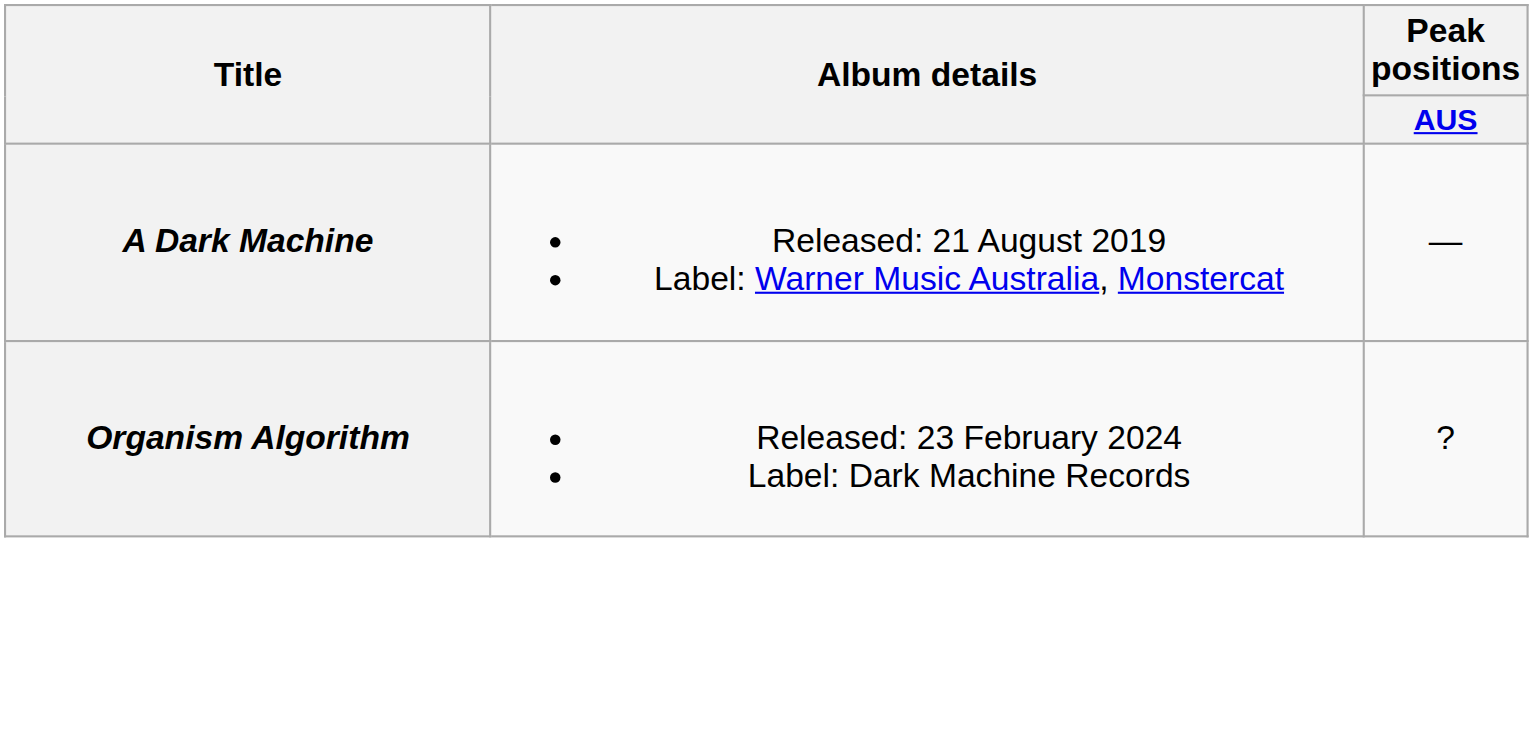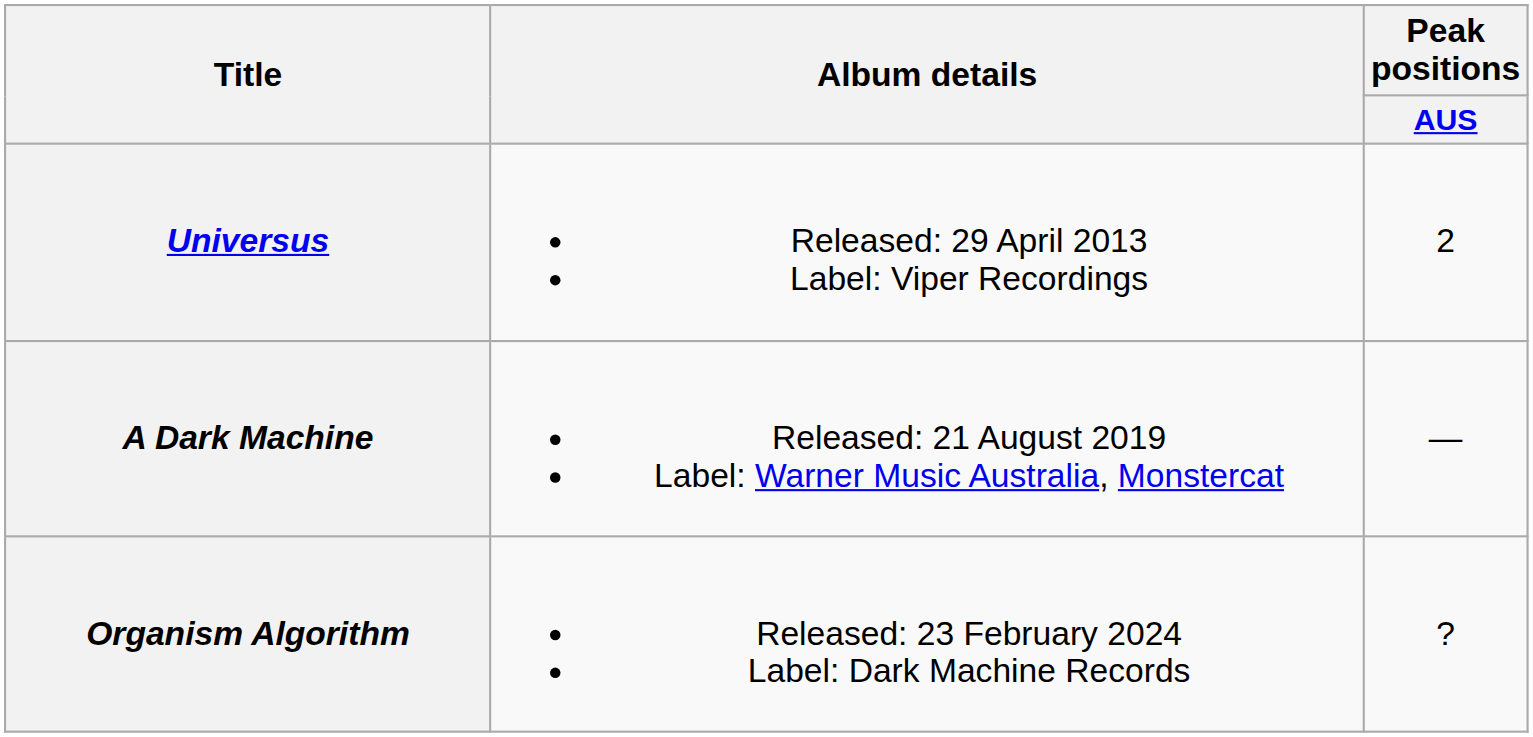+ row: (248, 241)
